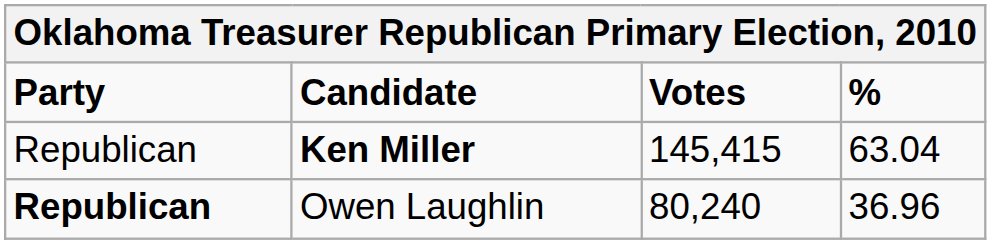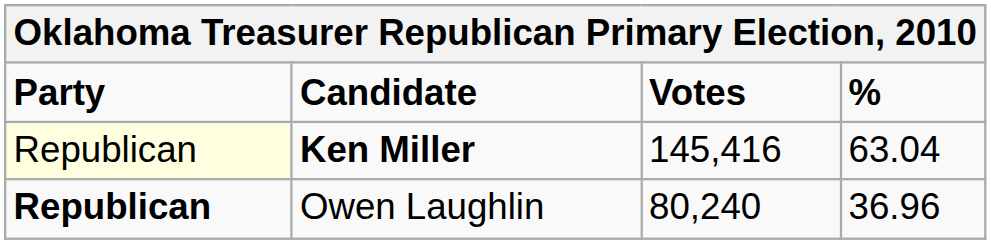(105, 149) no background -> (105, 149) lightyellow background
(715, 149) 145,415 -> (715, 149) 145,416
